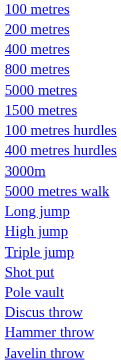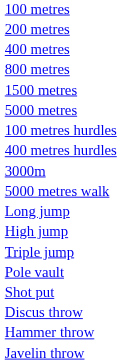rows swapped: (41, 110) <-> (41, 90)
rows swapped: (34, 292) <-> (30, 272)
